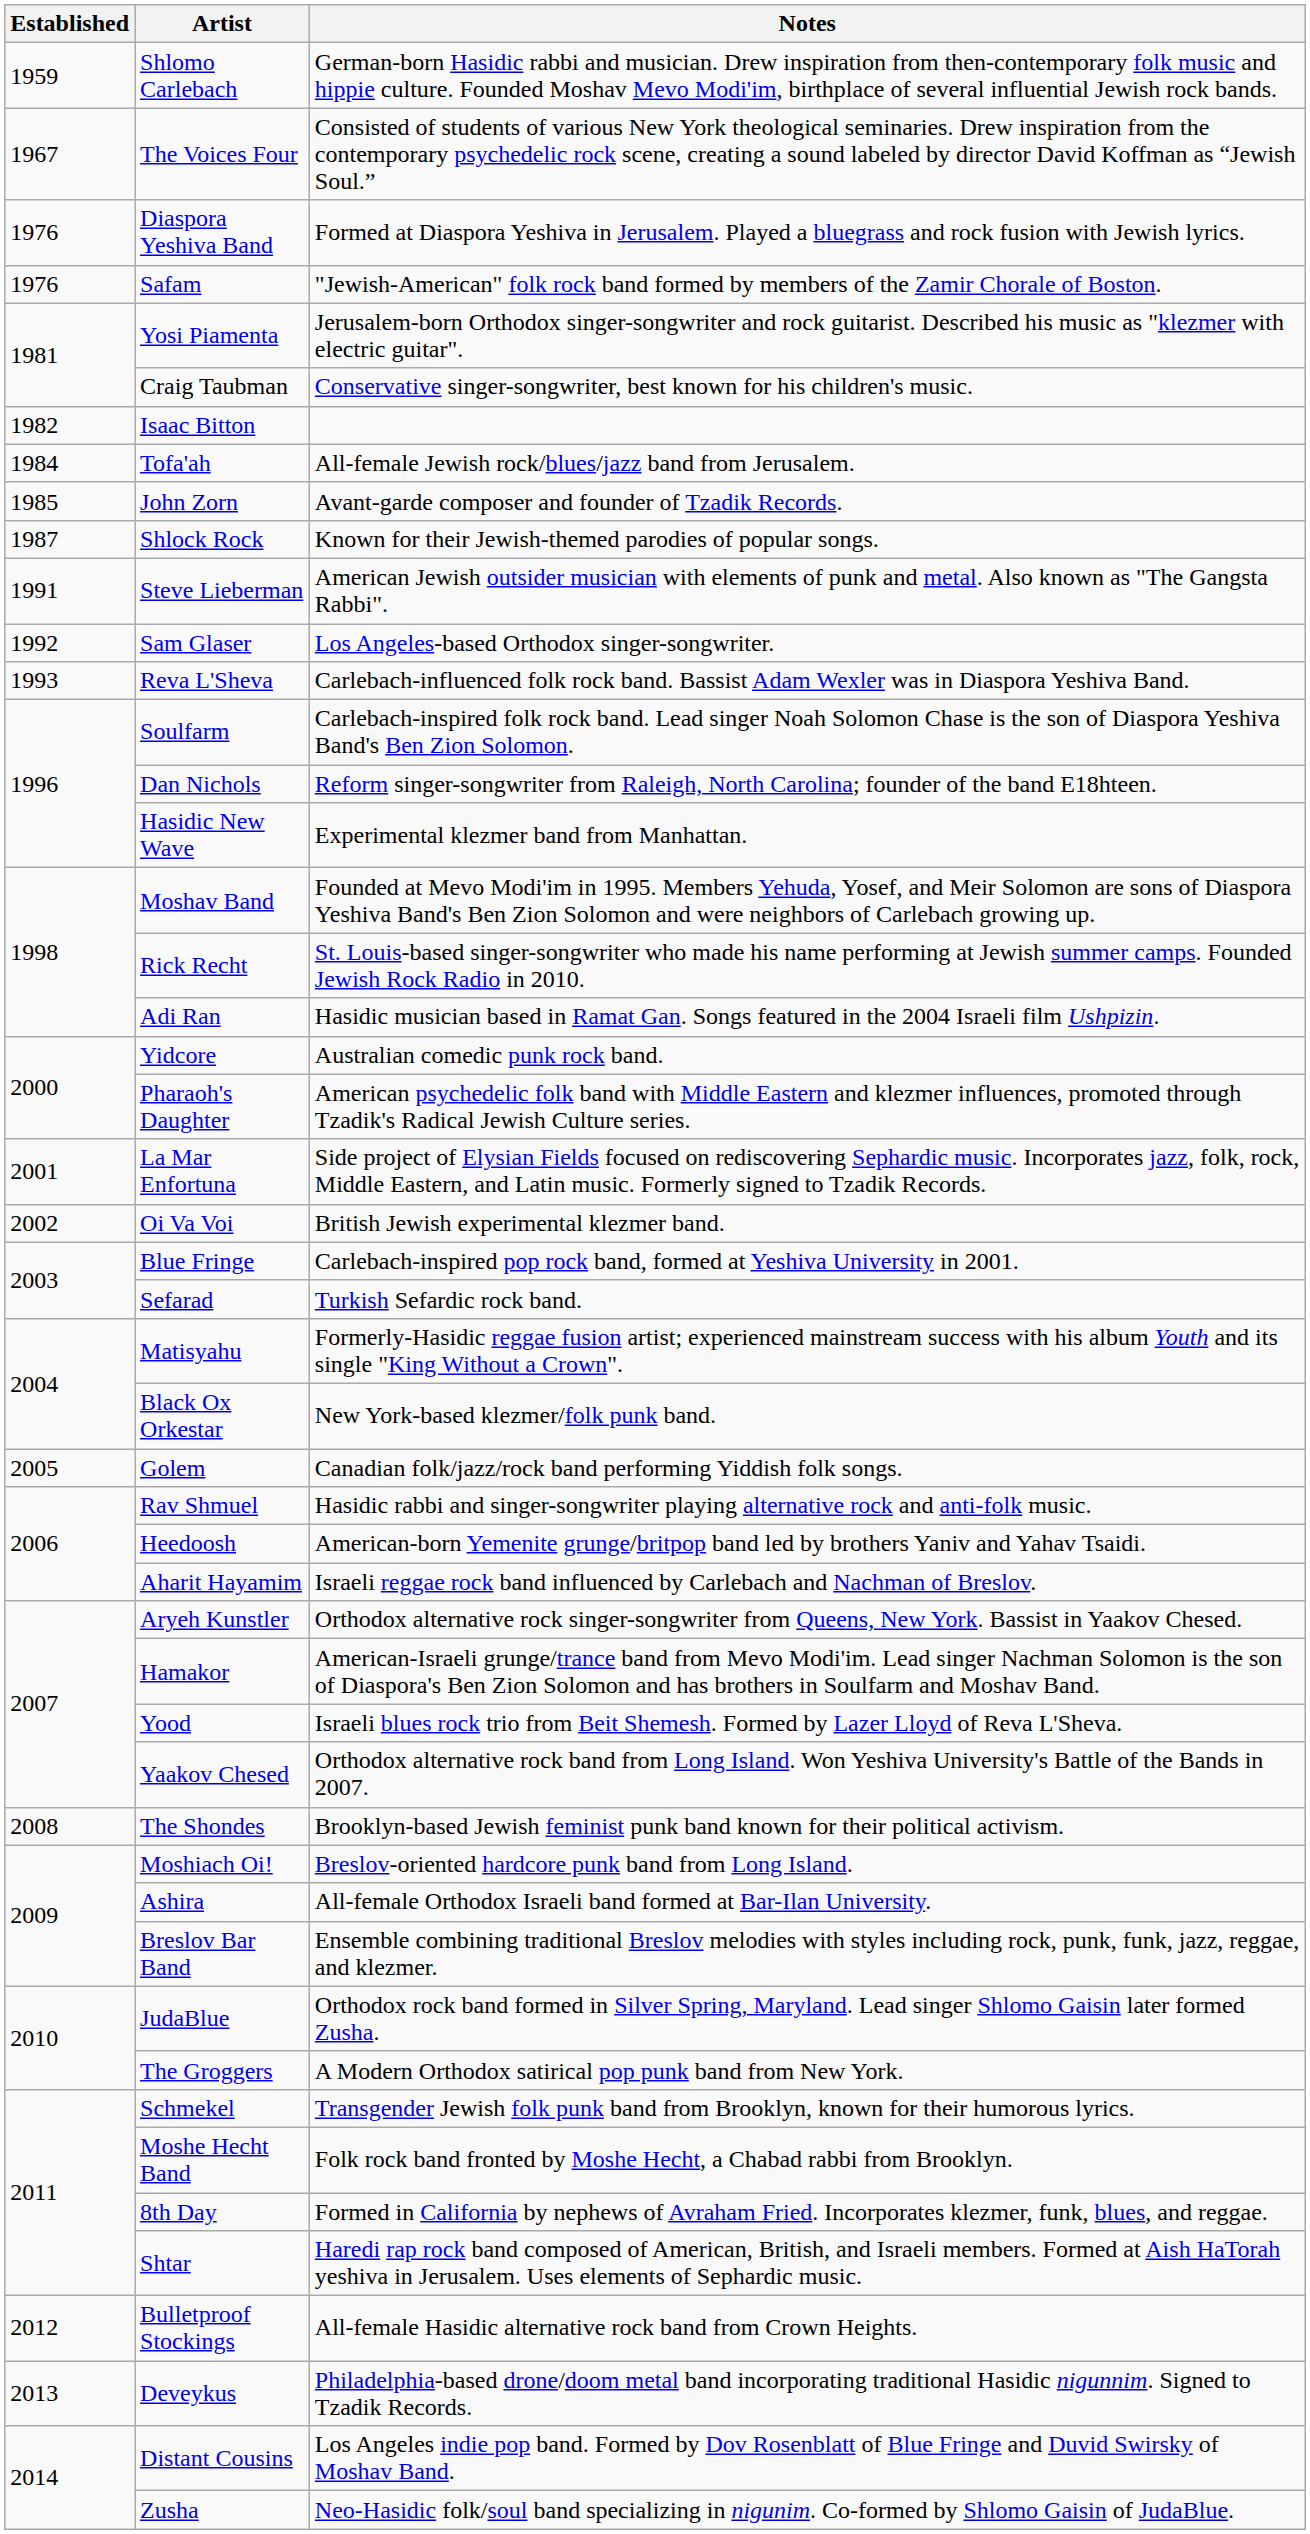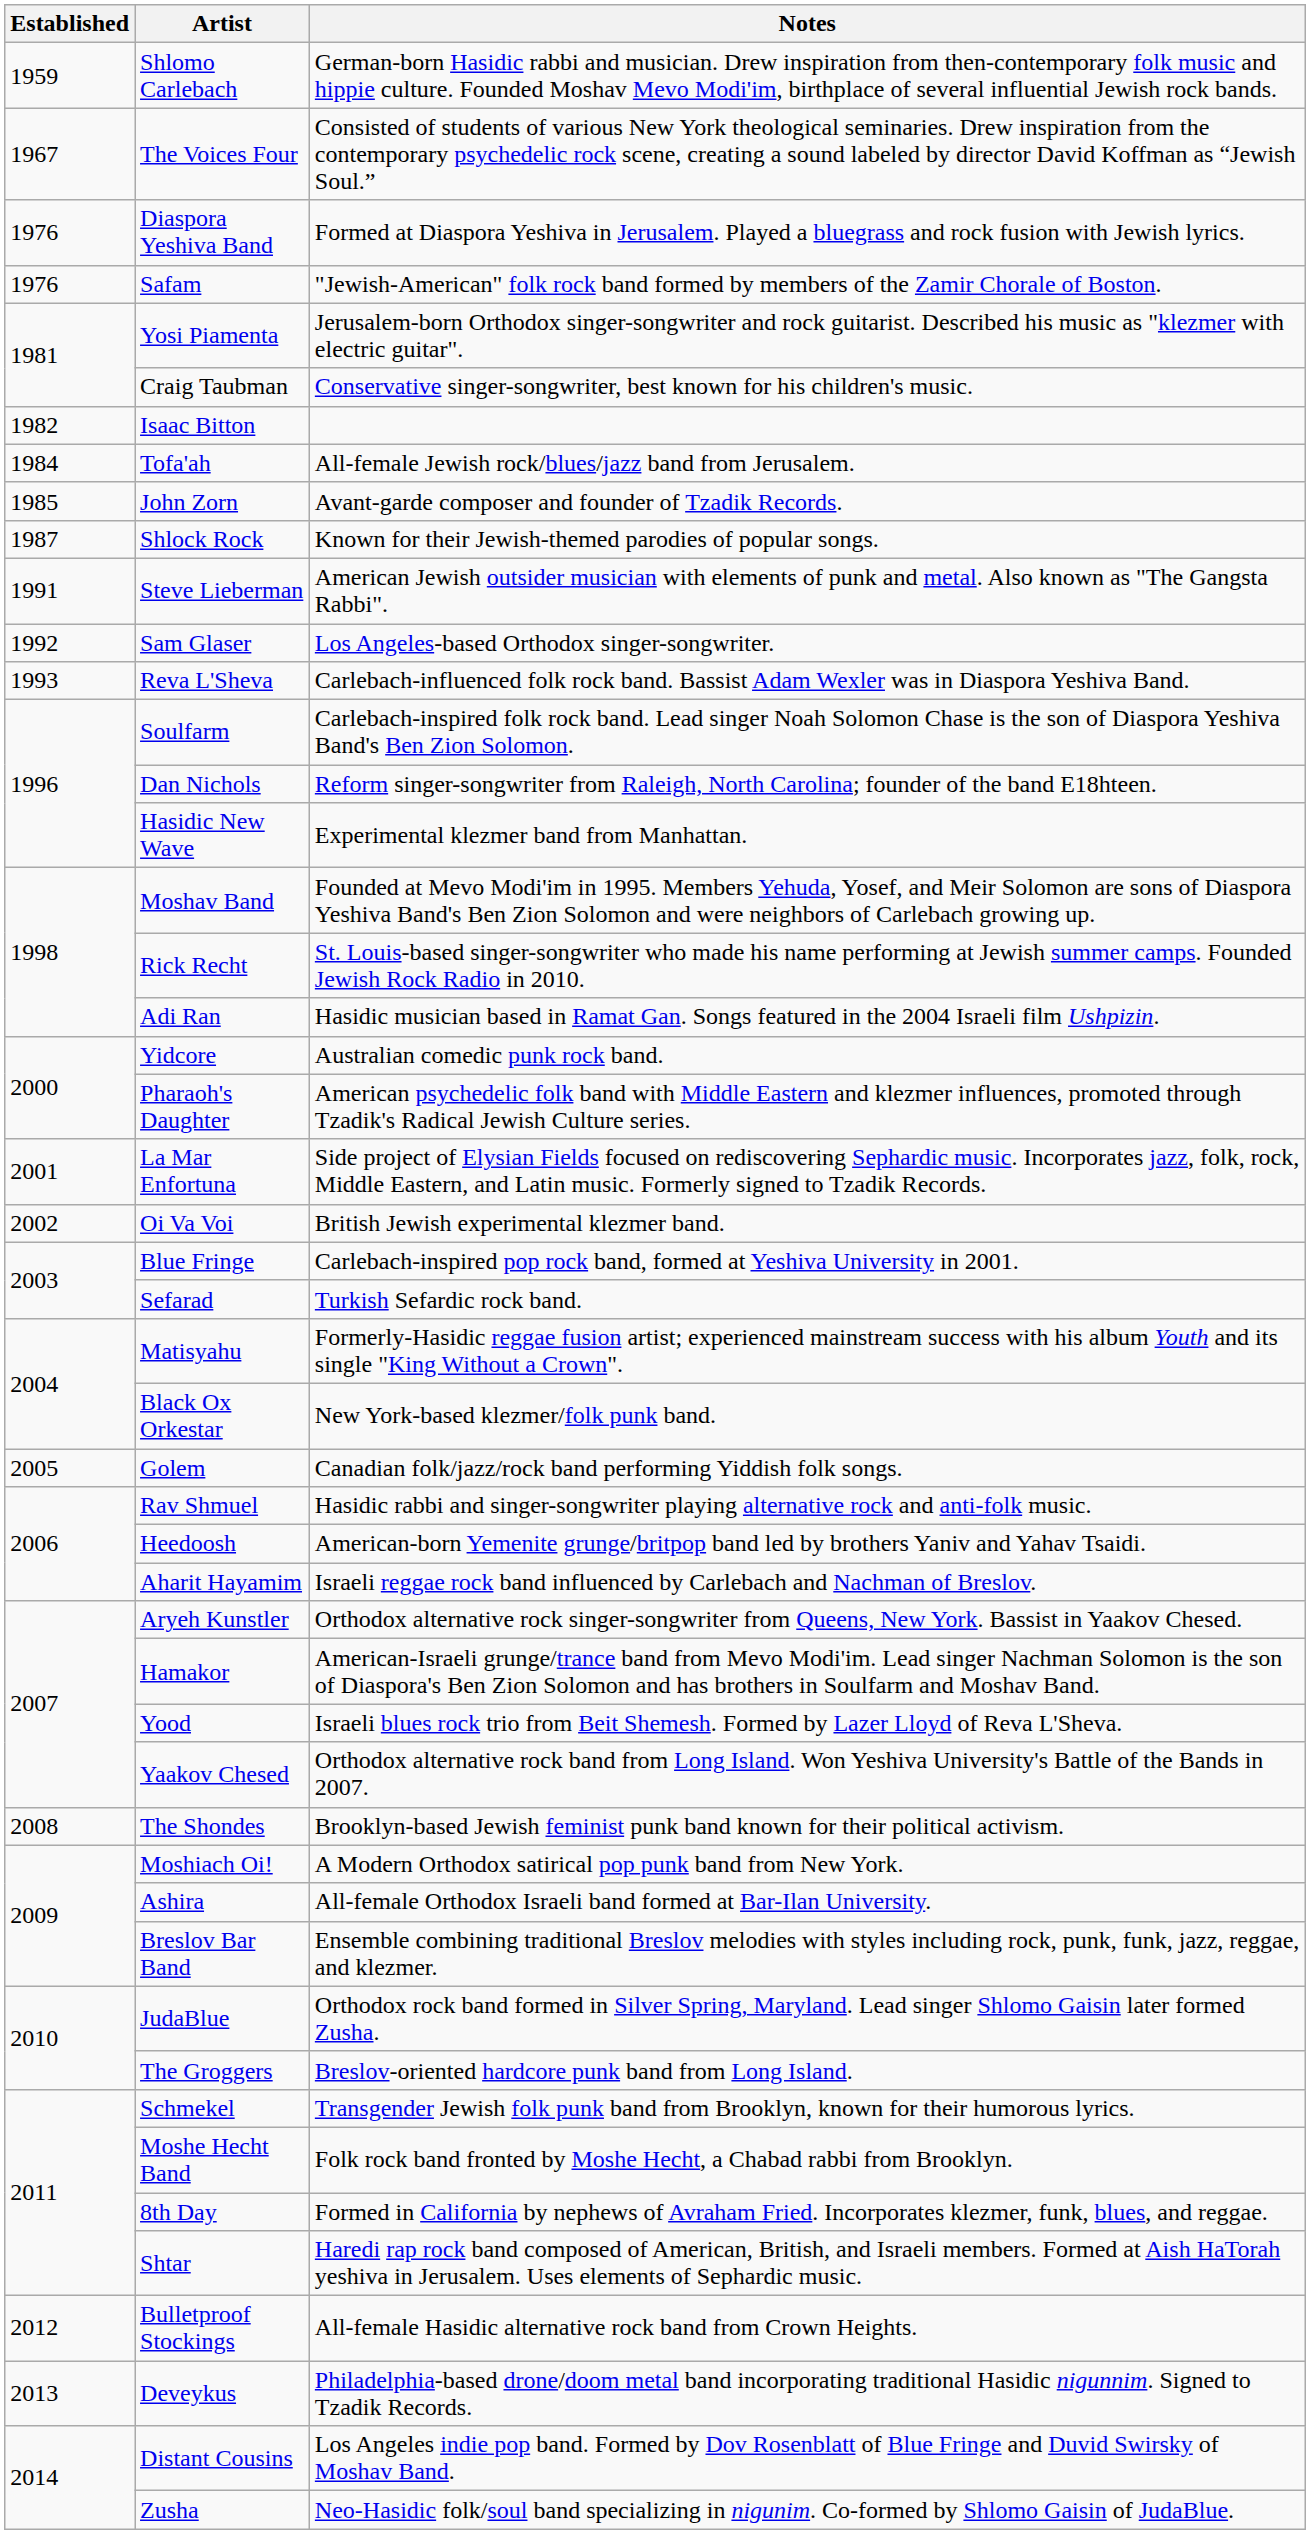(584, 1863) Breslov-oriented hardcore punk band from Long Island. -> (609, 1863) A Modern Orthodox satirical pop punk band from New York.
(609, 2070) A Modern Orthodox satirical pop punk band from New York. -> (584, 2070) Breslov-oriented hardcore punk band from Long Island.
